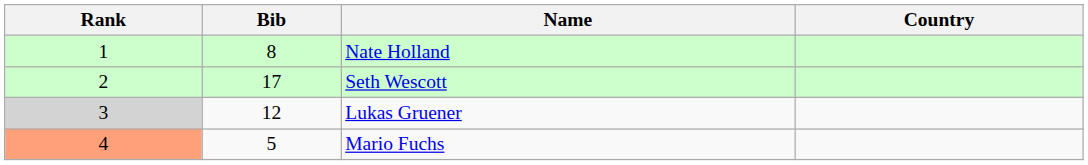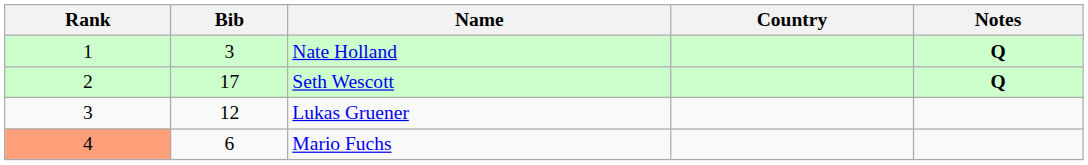+ column: (998, 19)
(271, 50) 8 -> (229, 50) 3
(103, 112) lightgrey background -> (88, 112) no background
(271, 143) 5 -> (229, 143) 6
